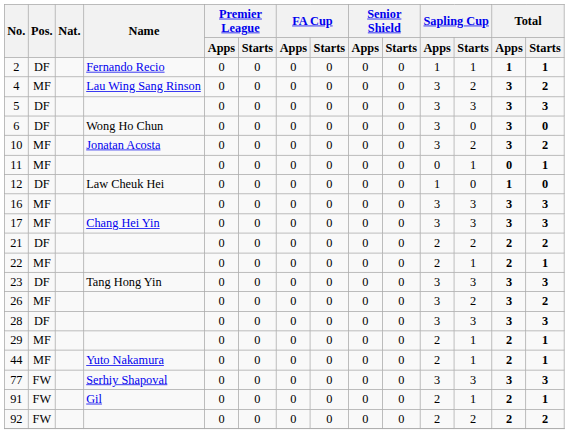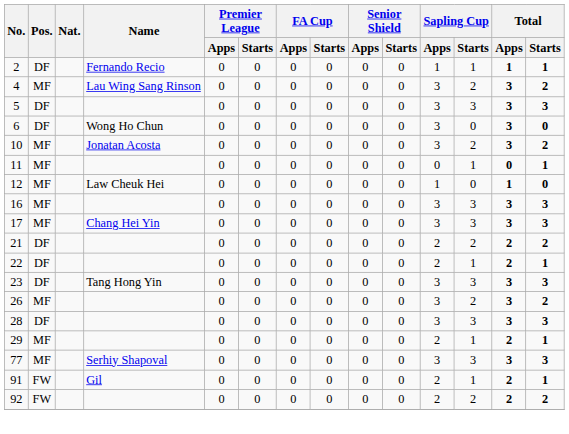(42, 184) DF -> (42, 184) MF
(42, 262) MF -> (42, 262) DF
- row: (16, 360)
(42, 379) FW -> (42, 360) MF
